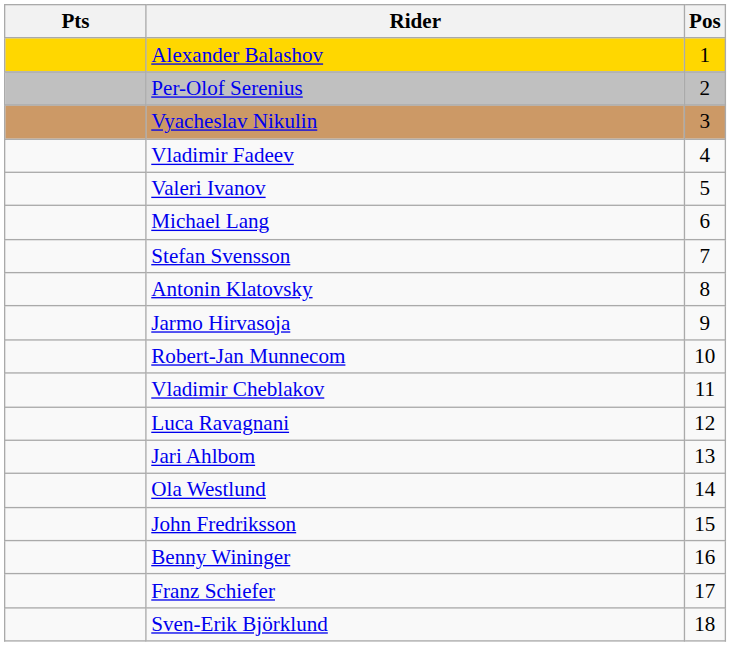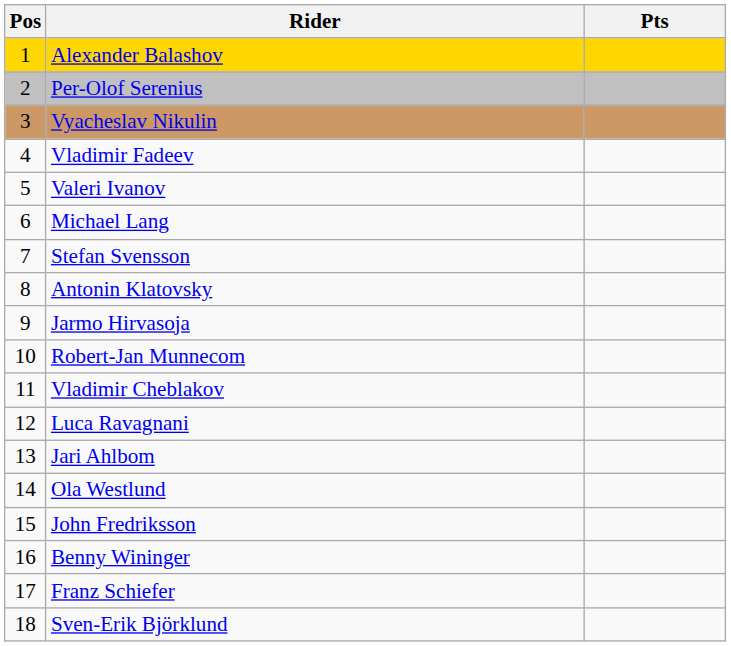columns swapped: (705, 21) <-> (76, 21)
